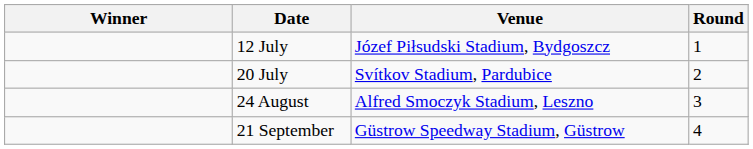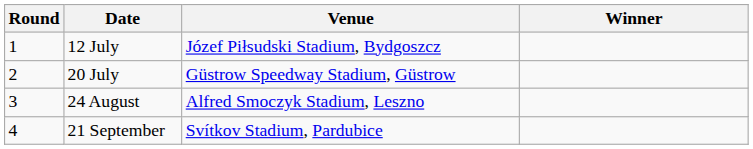columns swapped: (718, 18) <-> (119, 18)
(453, 74) Svítkov Stadium, Pardubice -> (321, 74) Güstrow Speedway Stadium, Güstrow
(490, 130) Güstrow Speedway Stadium, Güstrow -> (284, 130) Svítkov Stadium, Pardubice
